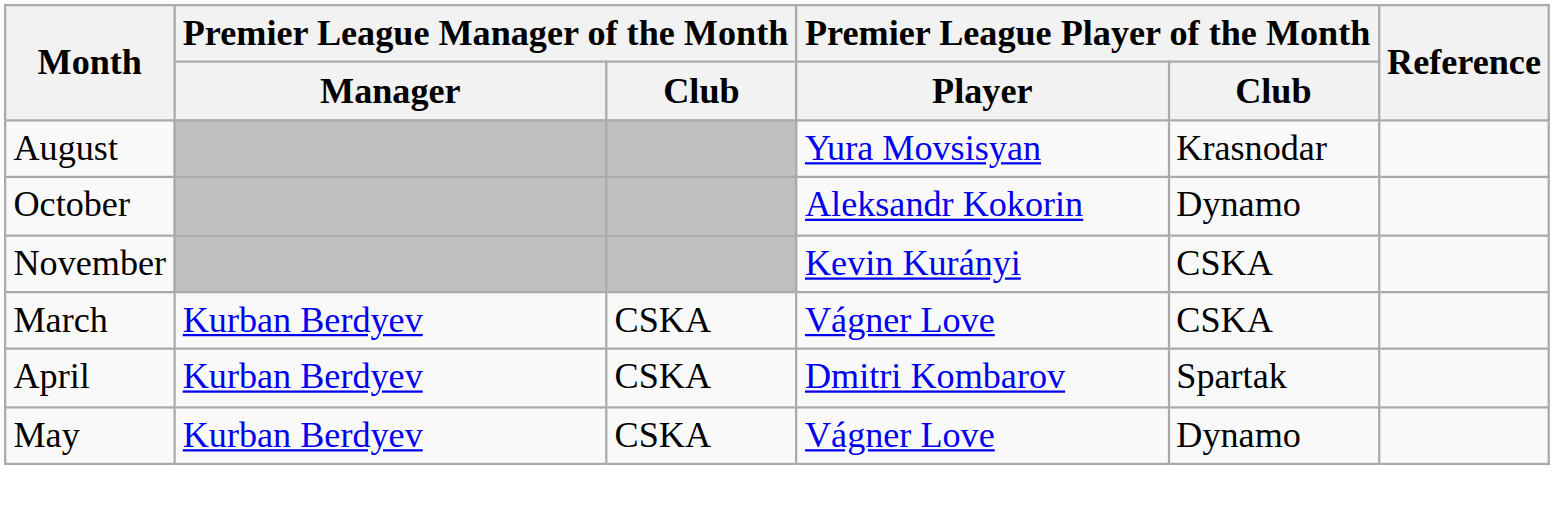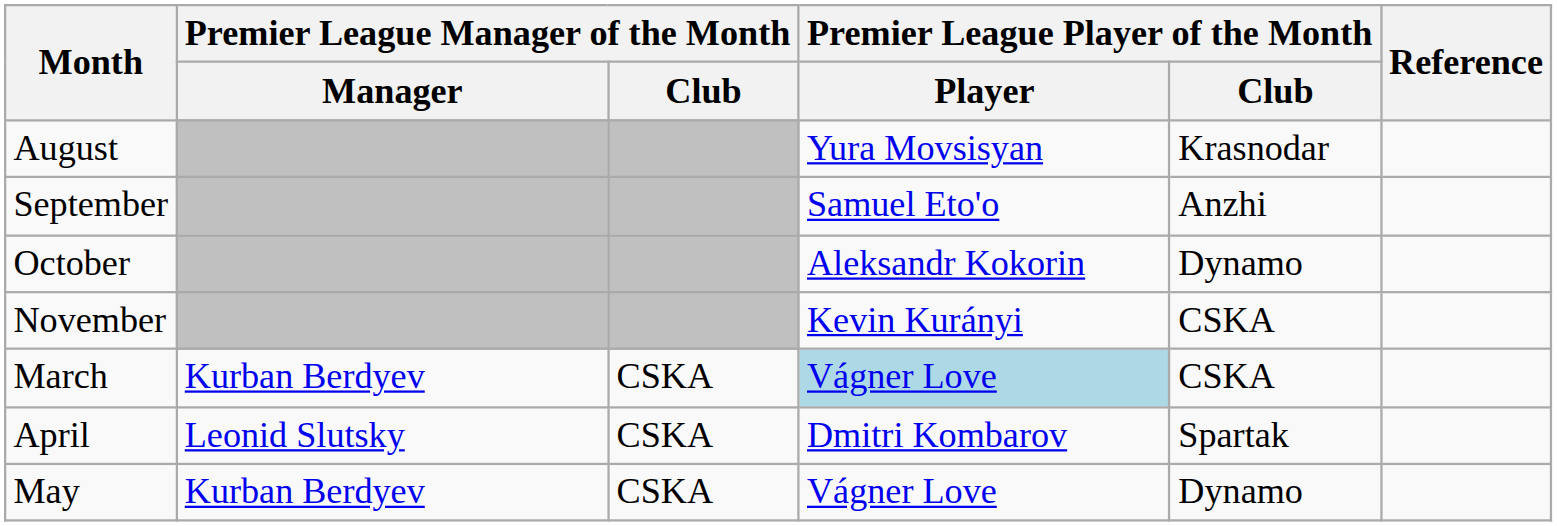+ row: (91, 205)
(900, 319) no background -> (902, 377) lightblue background
(303, 377) Kurban Berdyev -> (295, 434) Leonid Slutsky
